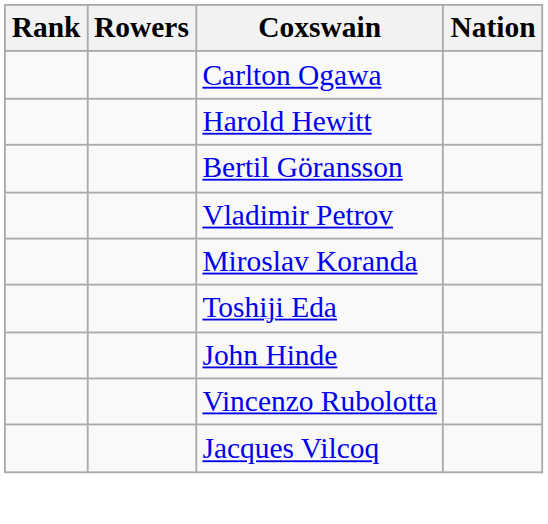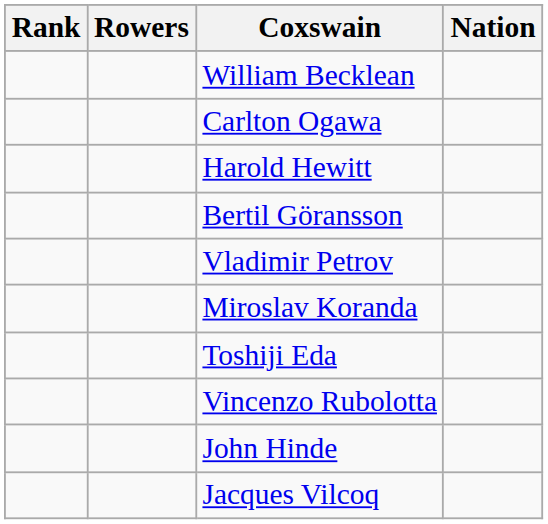+ row: (309, 74)
rows swapped: (320, 401) <-> (270, 354)
